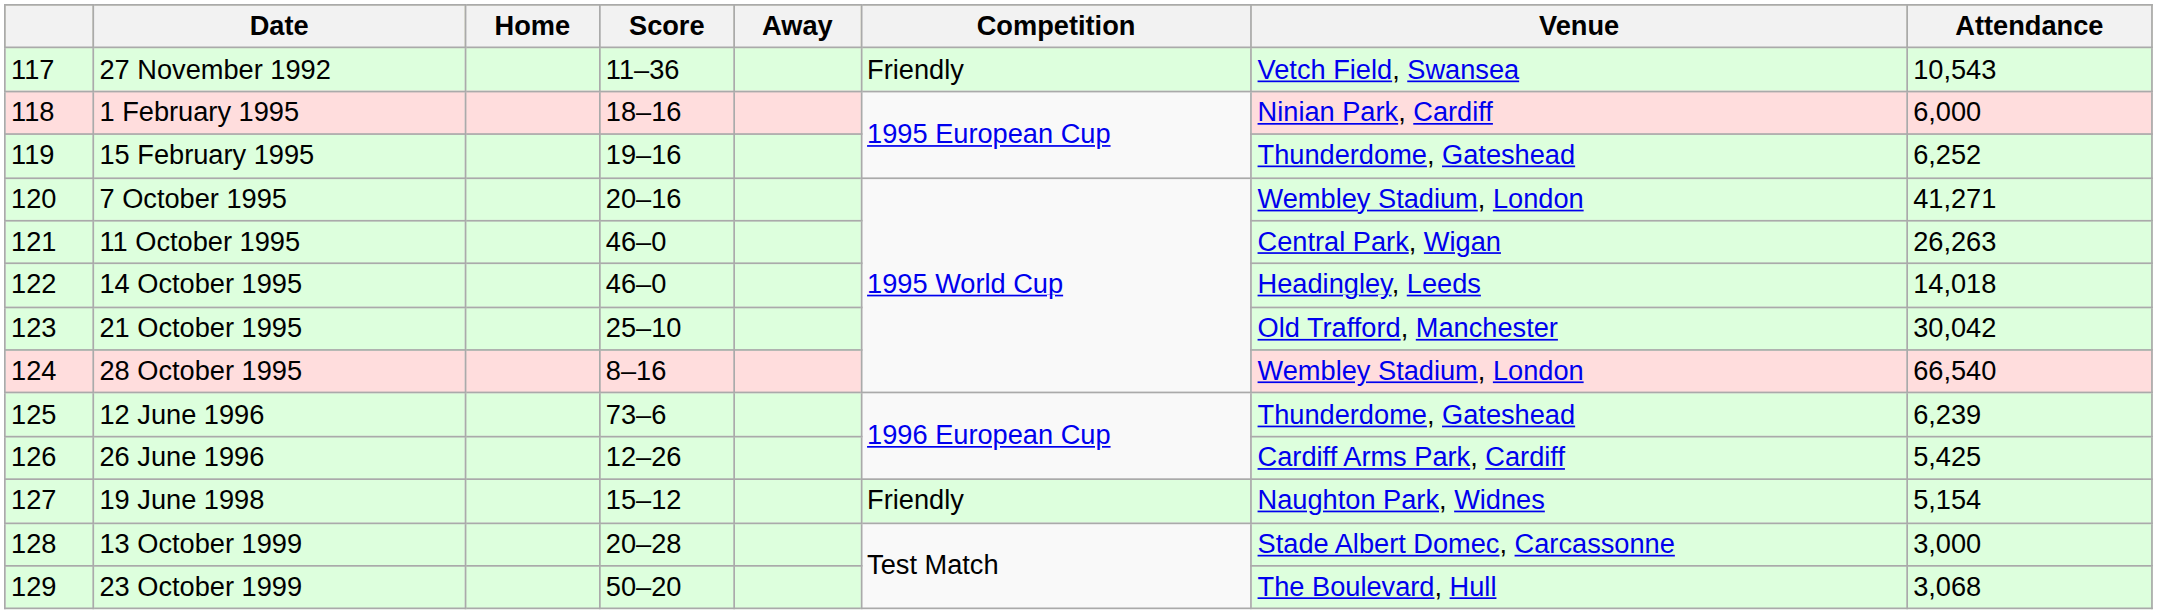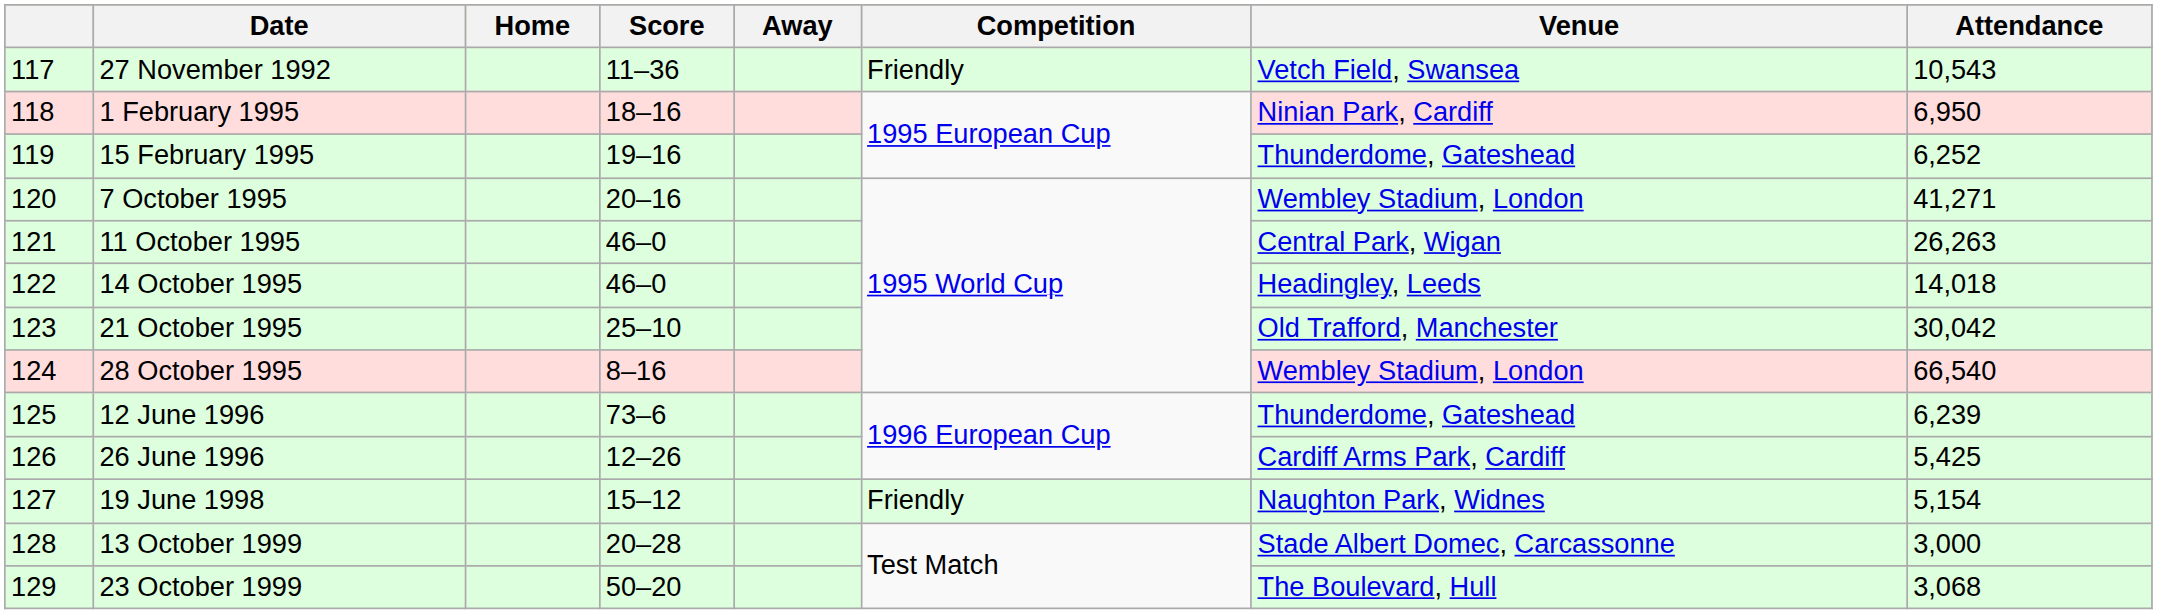(1947, 112) 6,000 -> (1947, 112) 6,950
